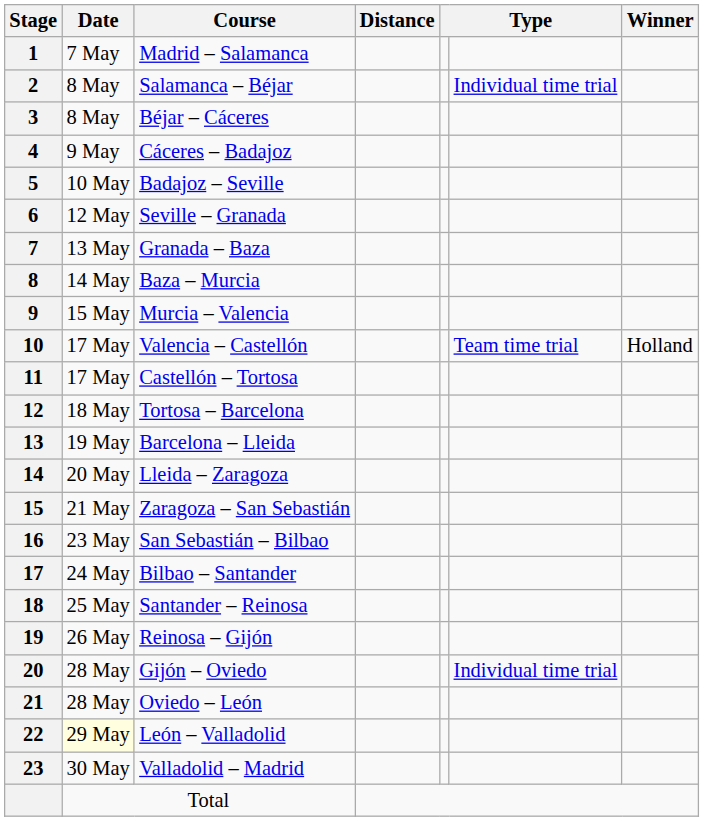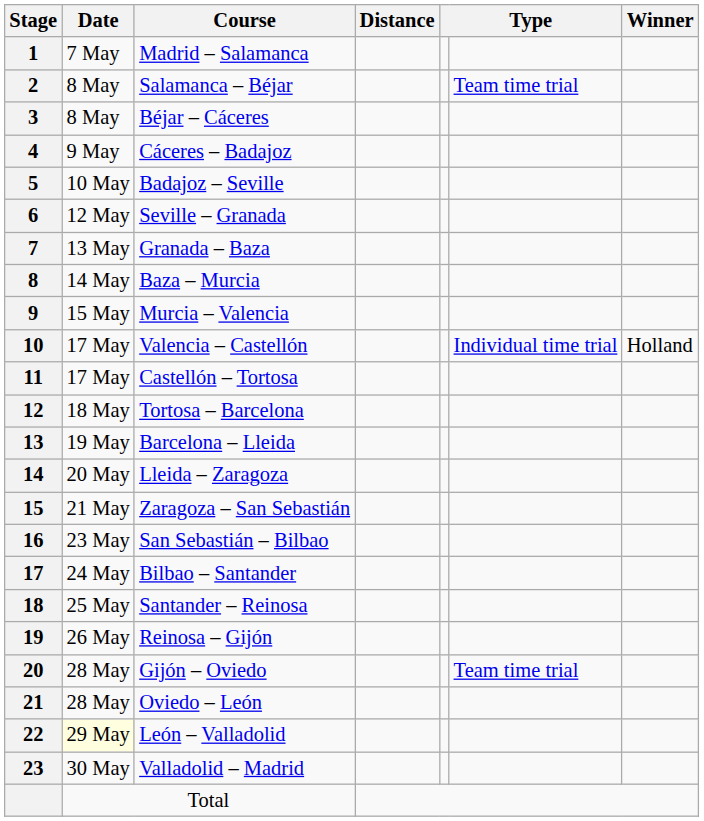(535, 85) Individual time trial -> (516, 85) Team time trial
(516, 345) Team time trial -> (535, 345) Individual time trial
(535, 670) Individual time trial -> (516, 670) Team time trial
